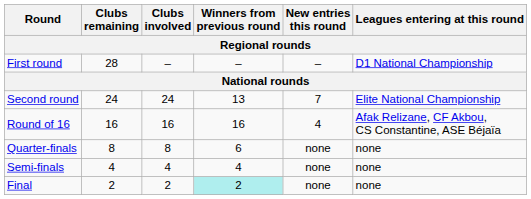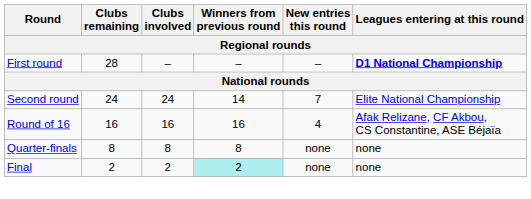(424, 63) normal -> (429, 63) bold
(238, 99) 13 -> (238, 99) 14
(238, 149) 6 -> (238, 149) 8
- row: (36, 167)
